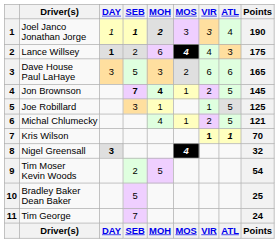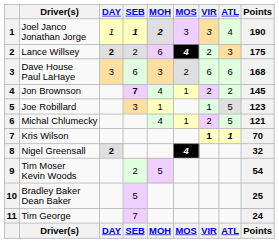(111, 51) 1 -> (111, 51) 2
(209, 51) 4 -> (209, 51) 2
(135, 71) 5 -> (135, 71) 6
(258, 71) 165 -> (258, 71) 168
(160, 91) bold -> (160, 91) normal
(230, 91) 5 -> (230, 91) 2
(258, 106) 125 -> (258, 106) 123
(111, 150) 3 -> (111, 150) 2
